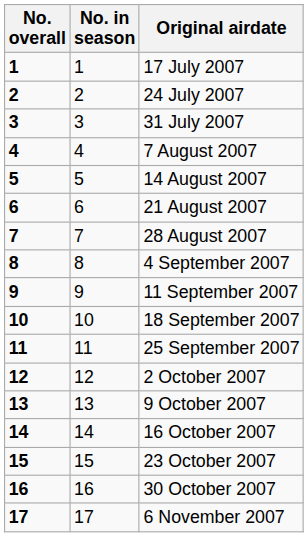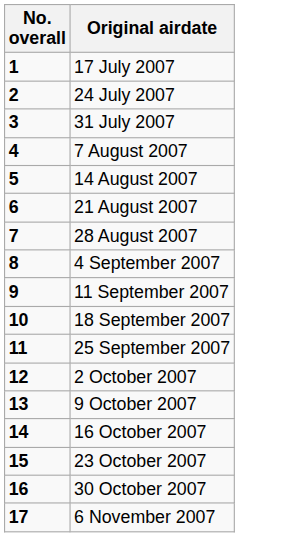- column: (105, 28)
